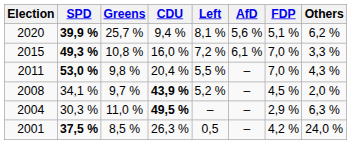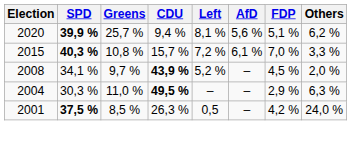(79, 52) 49,3 % -> (79, 52) 40,3 %
(170, 52) 16,0 % -> (170, 52) 15,7 %
- row: (31, 71)
